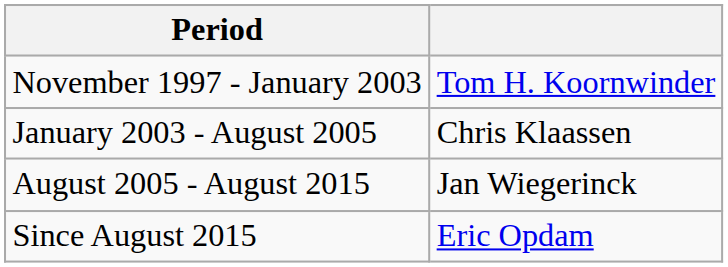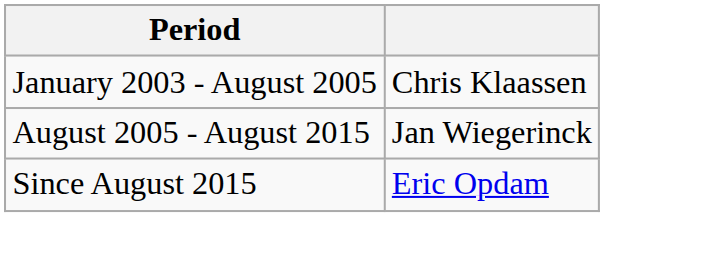- row: (217, 81)
